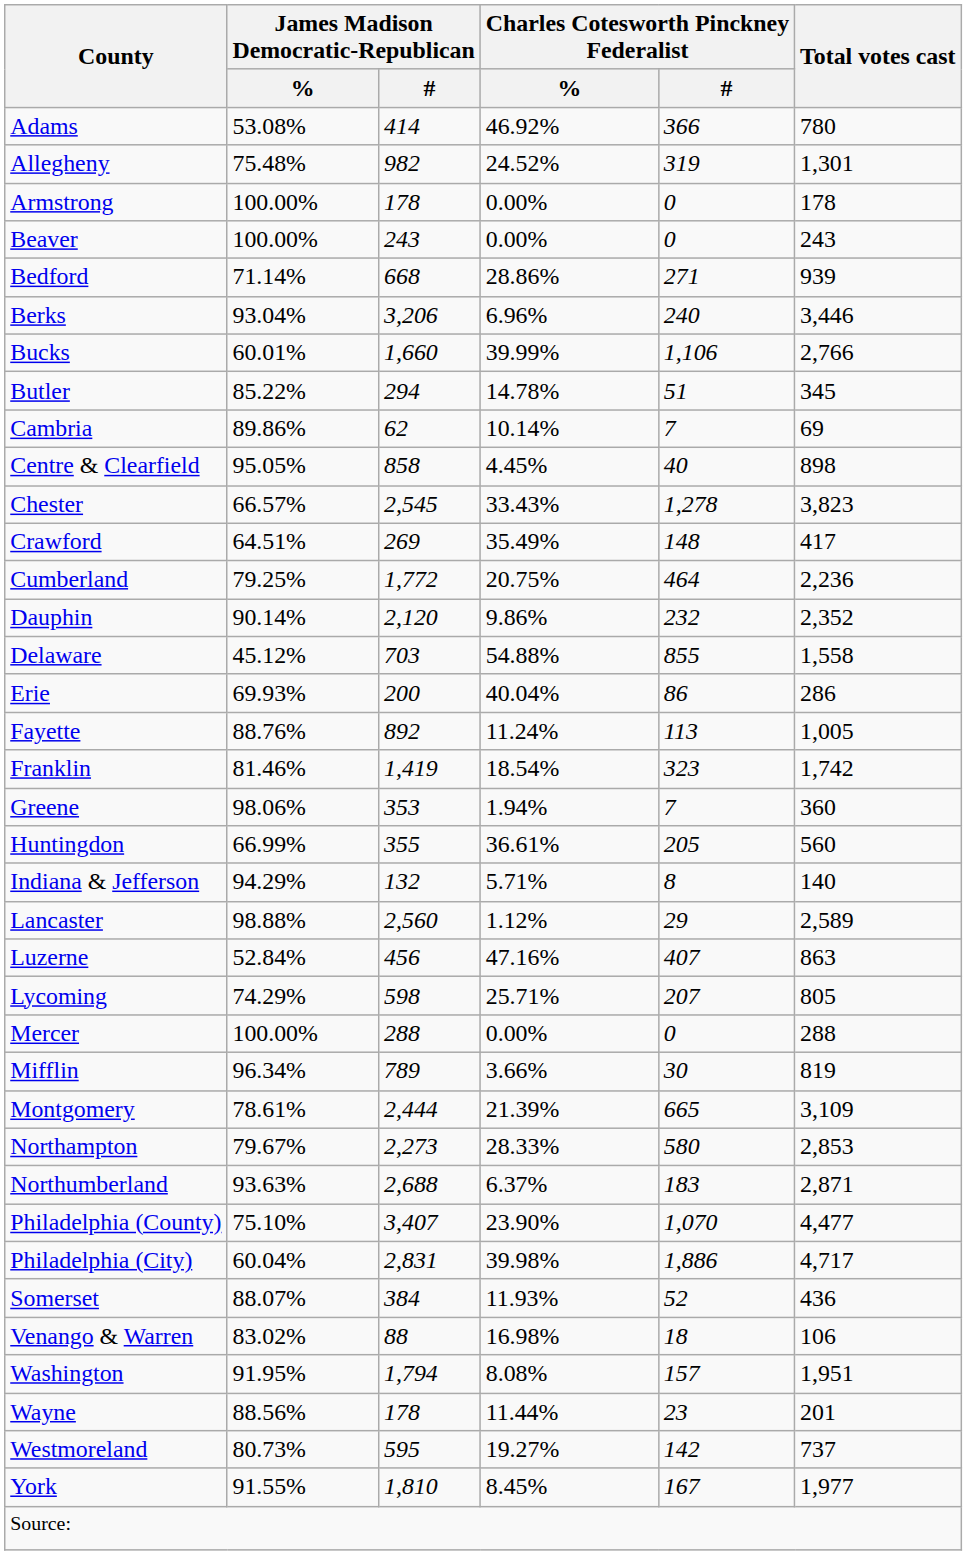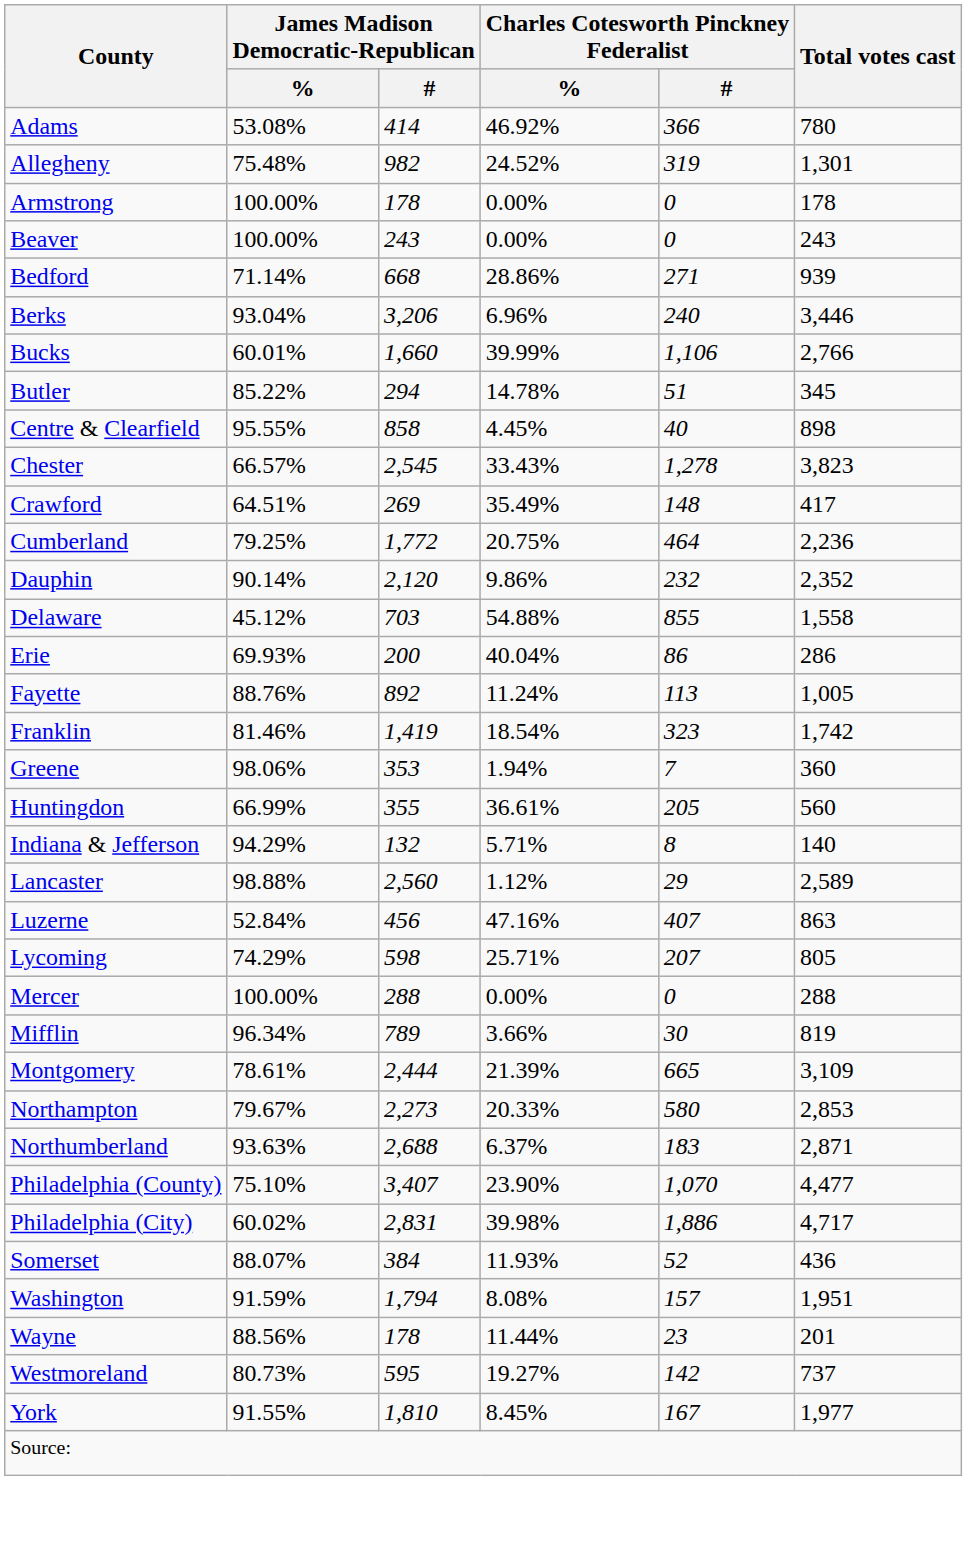- row: (51, 428)
(269, 466) 95.05% -> (269, 428) 95.55%
(523, 1146) 28.33% -> (523, 1108) 20.33%
(269, 1260) 60.04% -> (269, 1222) 60.02%
- row: (102, 1335)
(269, 1373) 91.95% -> (269, 1297) 91.59%
